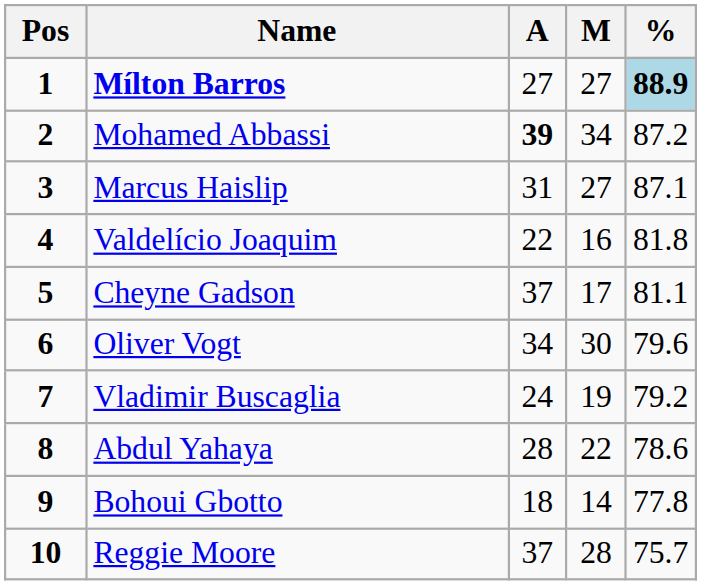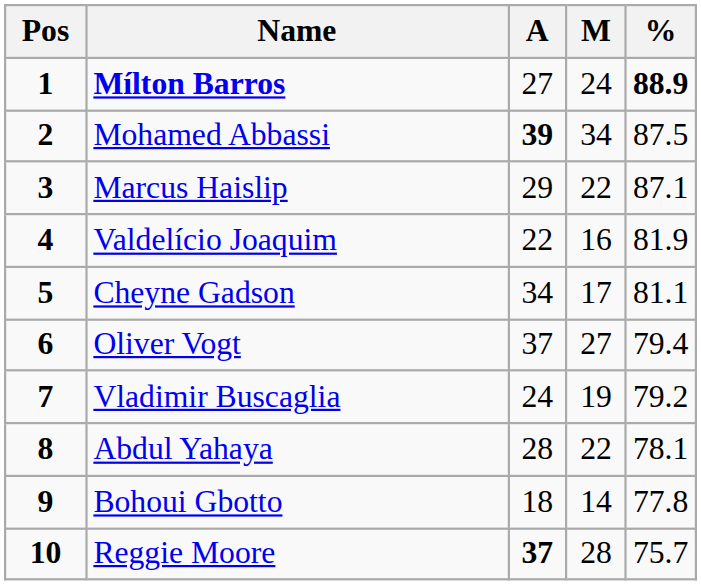(596, 83) 27 -> (596, 83) 24
(661, 83) lightblue background -> (661, 83) no background
(661, 135) 87.2 -> (661, 135) 87.5
(537, 187) 31 -> (537, 187) 29
(596, 187) 27 -> (596, 187) 22
(661, 240) 81.8 -> (661, 240) 81.9
(537, 292) 37 -> (537, 292) 34
(537, 344) 34 -> (537, 344) 37
(596, 344) 30 -> (596, 344) 27
(661, 344) 79.6 -> (661, 344) 79.4
(661, 449) 78.6 -> (661, 449) 78.1
(537, 553) normal -> (537, 553) bold
